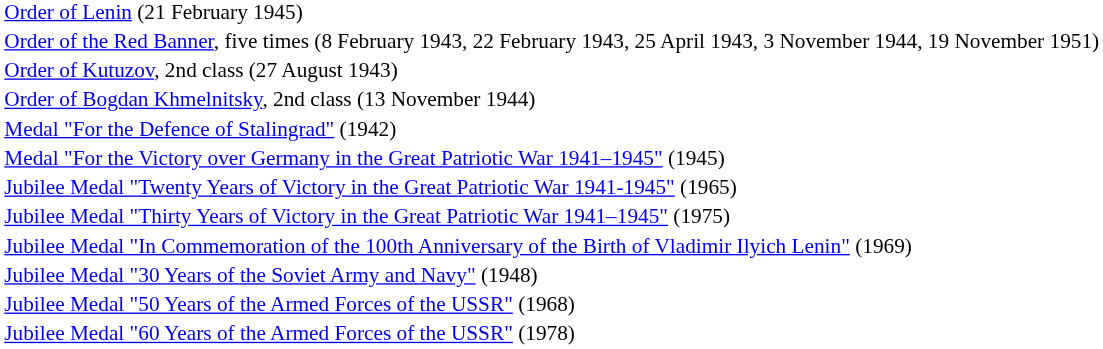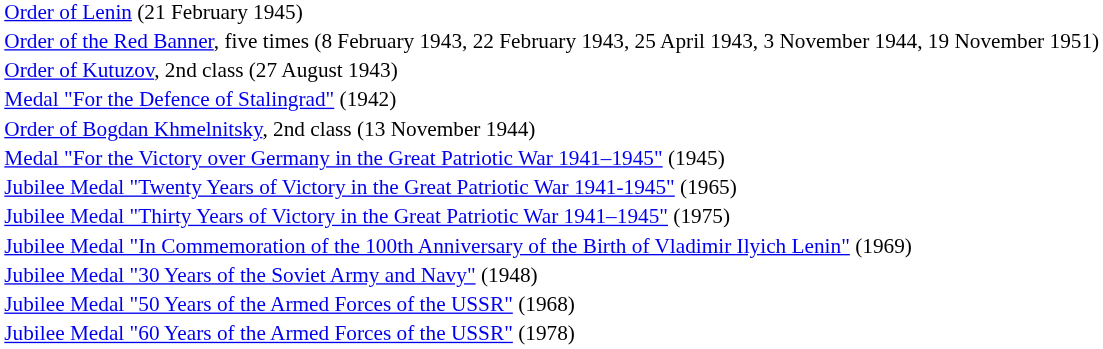rows swapped: (270, 99) <-> (200, 128)
